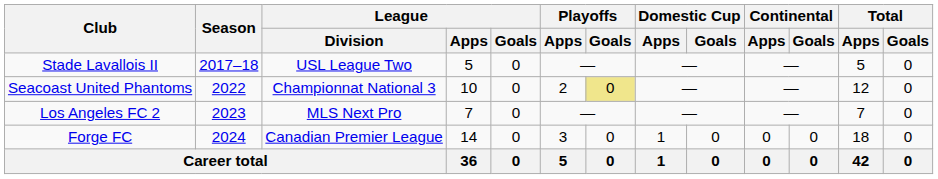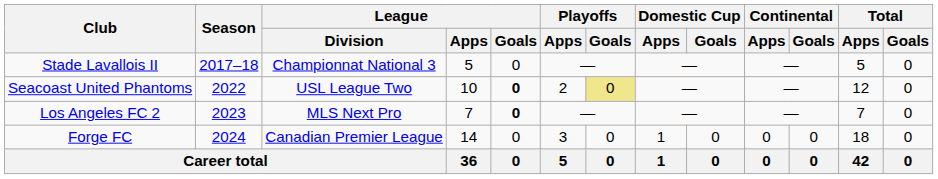(354, 64) USL League Two -> (354, 64) Championnat National 3
(354, 88) Championnat National 3 -> (354, 88) USL League Two
(516, 88) normal -> (516, 88) bold
(516, 112) normal -> (516, 112) bold
